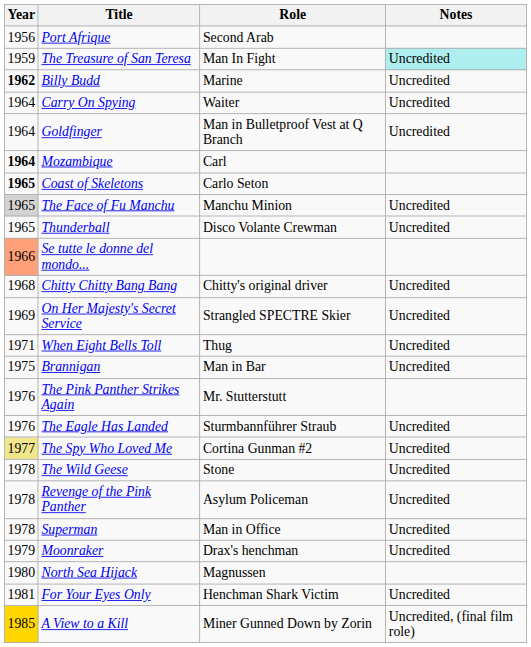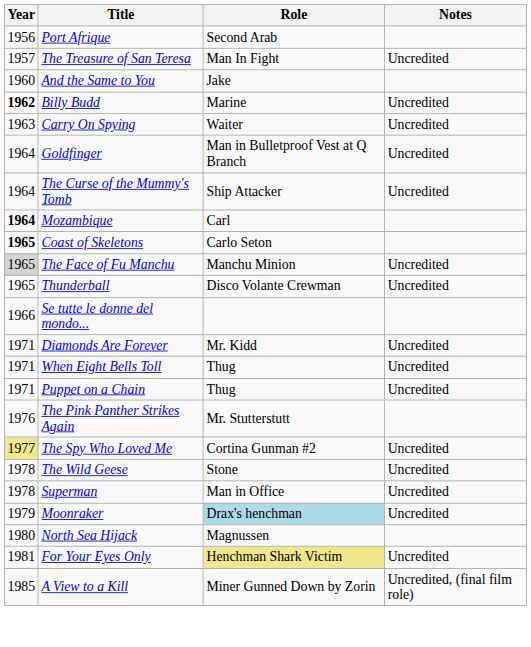(21, 59) 1959 -> (21, 59) 1957
(419, 59) paleturquoise background -> (418, 59) no background
+ row: (98, 80)
(21, 102) 1964 -> (21, 124) 1963
+ row: (115, 191)
(21, 256) lightsalmon background -> (21, 315) no background
- row: (109, 286)
- row: (109, 315)
+ row: (105, 345)
+ row: (93, 389)
- row: (71, 367)
- row: (105, 426)
- row: (96, 499)
(251, 551) no background -> (254, 513) lightblue background
(271, 594) no background -> (274, 557) khaki background
(21, 624) gold background -> (21, 586) no background
